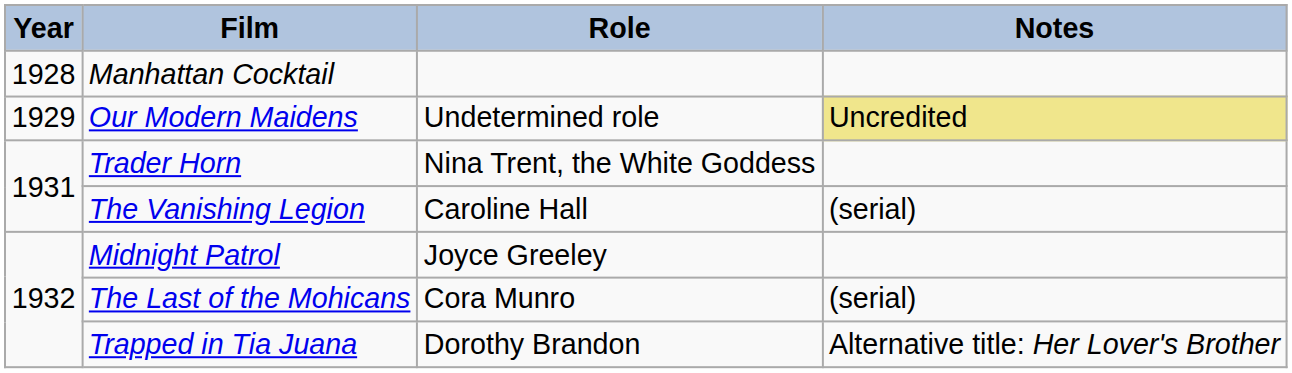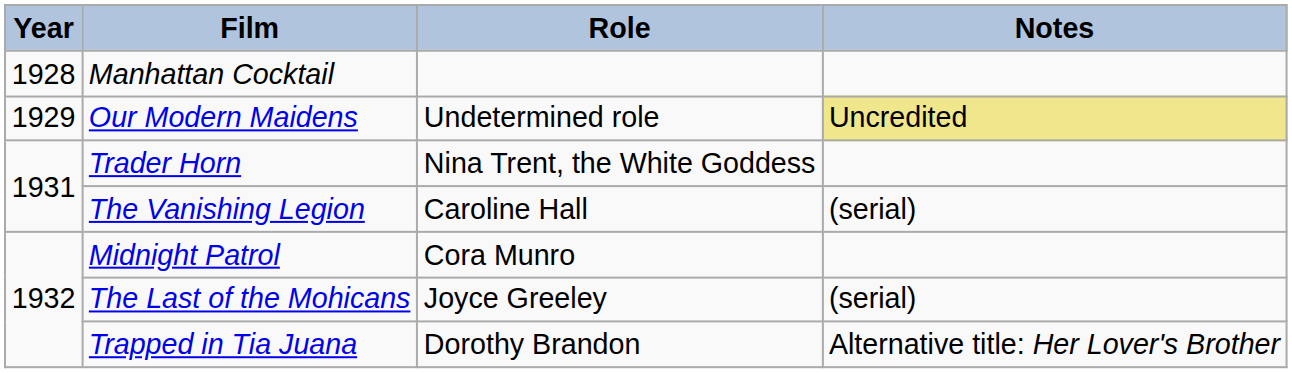(515, 254) Joyce Greeley -> (499, 254) Cora Munro
(499, 300) Cora Munro -> (515, 300) Joyce Greeley
